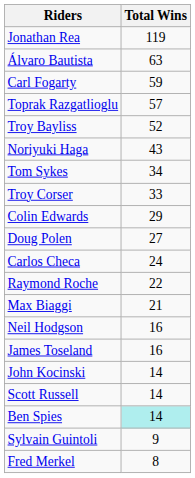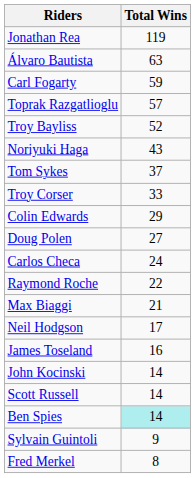(156, 171) 34 -> (156, 171) 37
(156, 328) 16 -> (156, 328) 17
